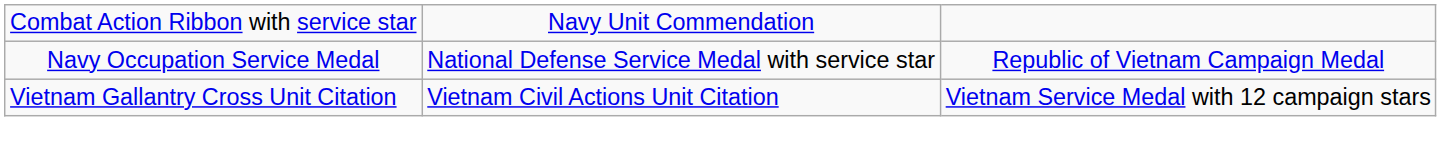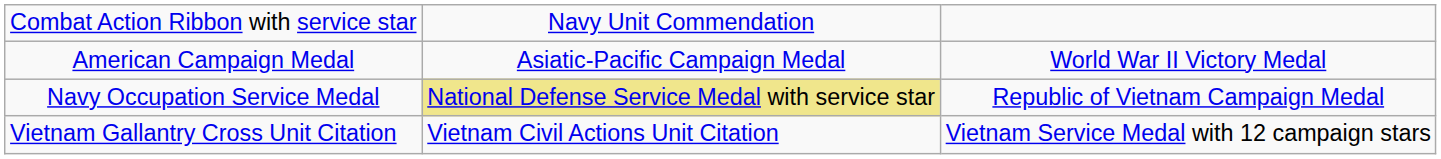+ row: (213, 60)
(681, 60) no background -> (681, 97) khaki background
